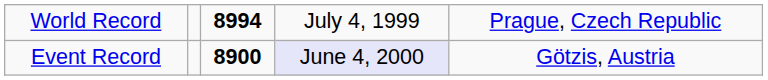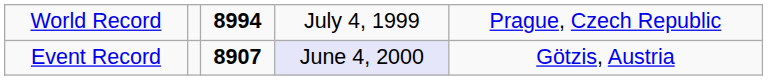(237, 57) 8900 -> (237, 57) 8907
